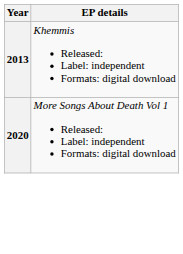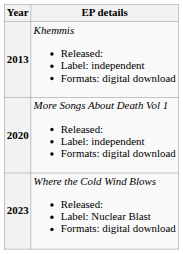+ row: (18, 211)
